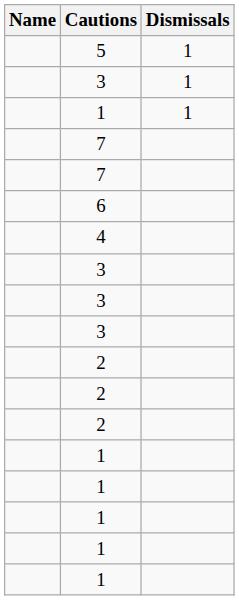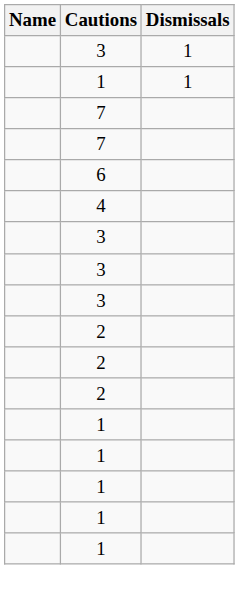- row: (101, 51)
